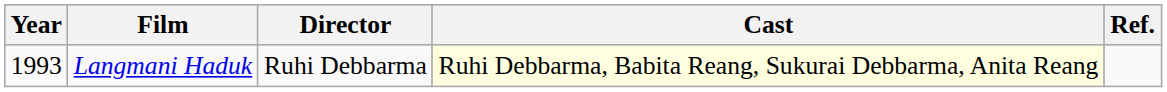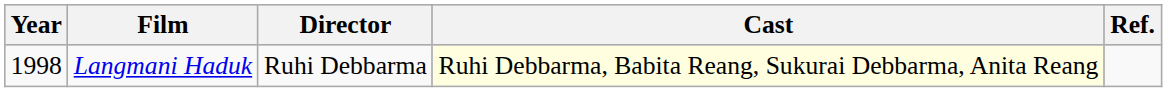(36, 65) 1993 -> (36, 65) 1998
